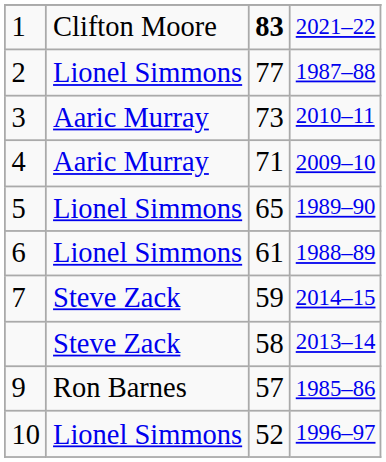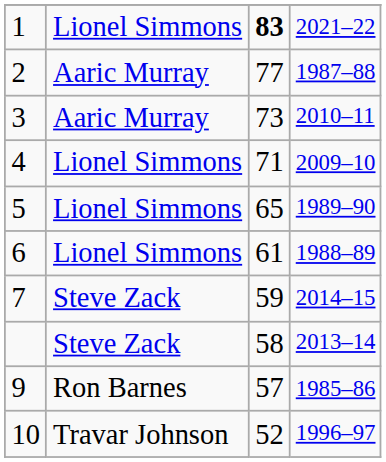(135, 27) Clifton Moore -> (148, 27) Lionel Simmons
(148, 72) Lionel Simmons -> (131, 72) Aaric Murray
(131, 162) Aaric Murray -> (148, 162) Lionel Simmons
(148, 433) Lionel Simmons -> (141, 433) Travar Johnson
